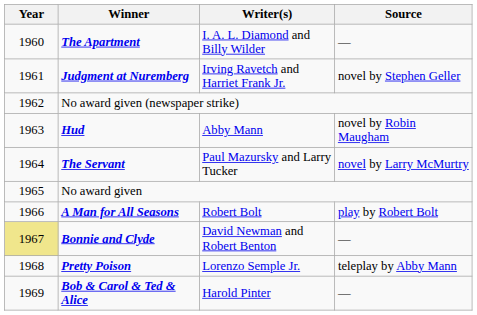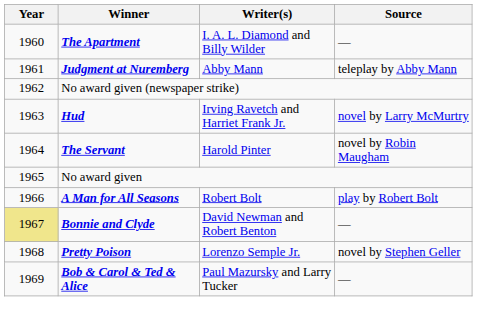(251, 75) Irving Ravetch and Harriet Frank Jr. -> (233, 68) Abby Mann
(399, 75) novel by Stephen Geller -> (397, 68) teleplay by Abby Mann
(233, 130) Abby Mann -> (251, 116) Irving Ravetch and Harriet Frank Jr.
(377, 130) novel by Robin Maugham -> (403, 116) novel by Larry McMurtry
(267, 164) Paul Mazursky and Larry Tucker -> (236, 150) Harold Pinter
(403, 164) novel by Larry McMurtry -> (377, 150) novel by Robin Maugham
(397, 266) teleplay by Abby Mann -> (399, 251) novel by Stephen Geller
(236, 293) Harold Pinter -> (267, 278) Paul Mazursky and Larry Tucker
